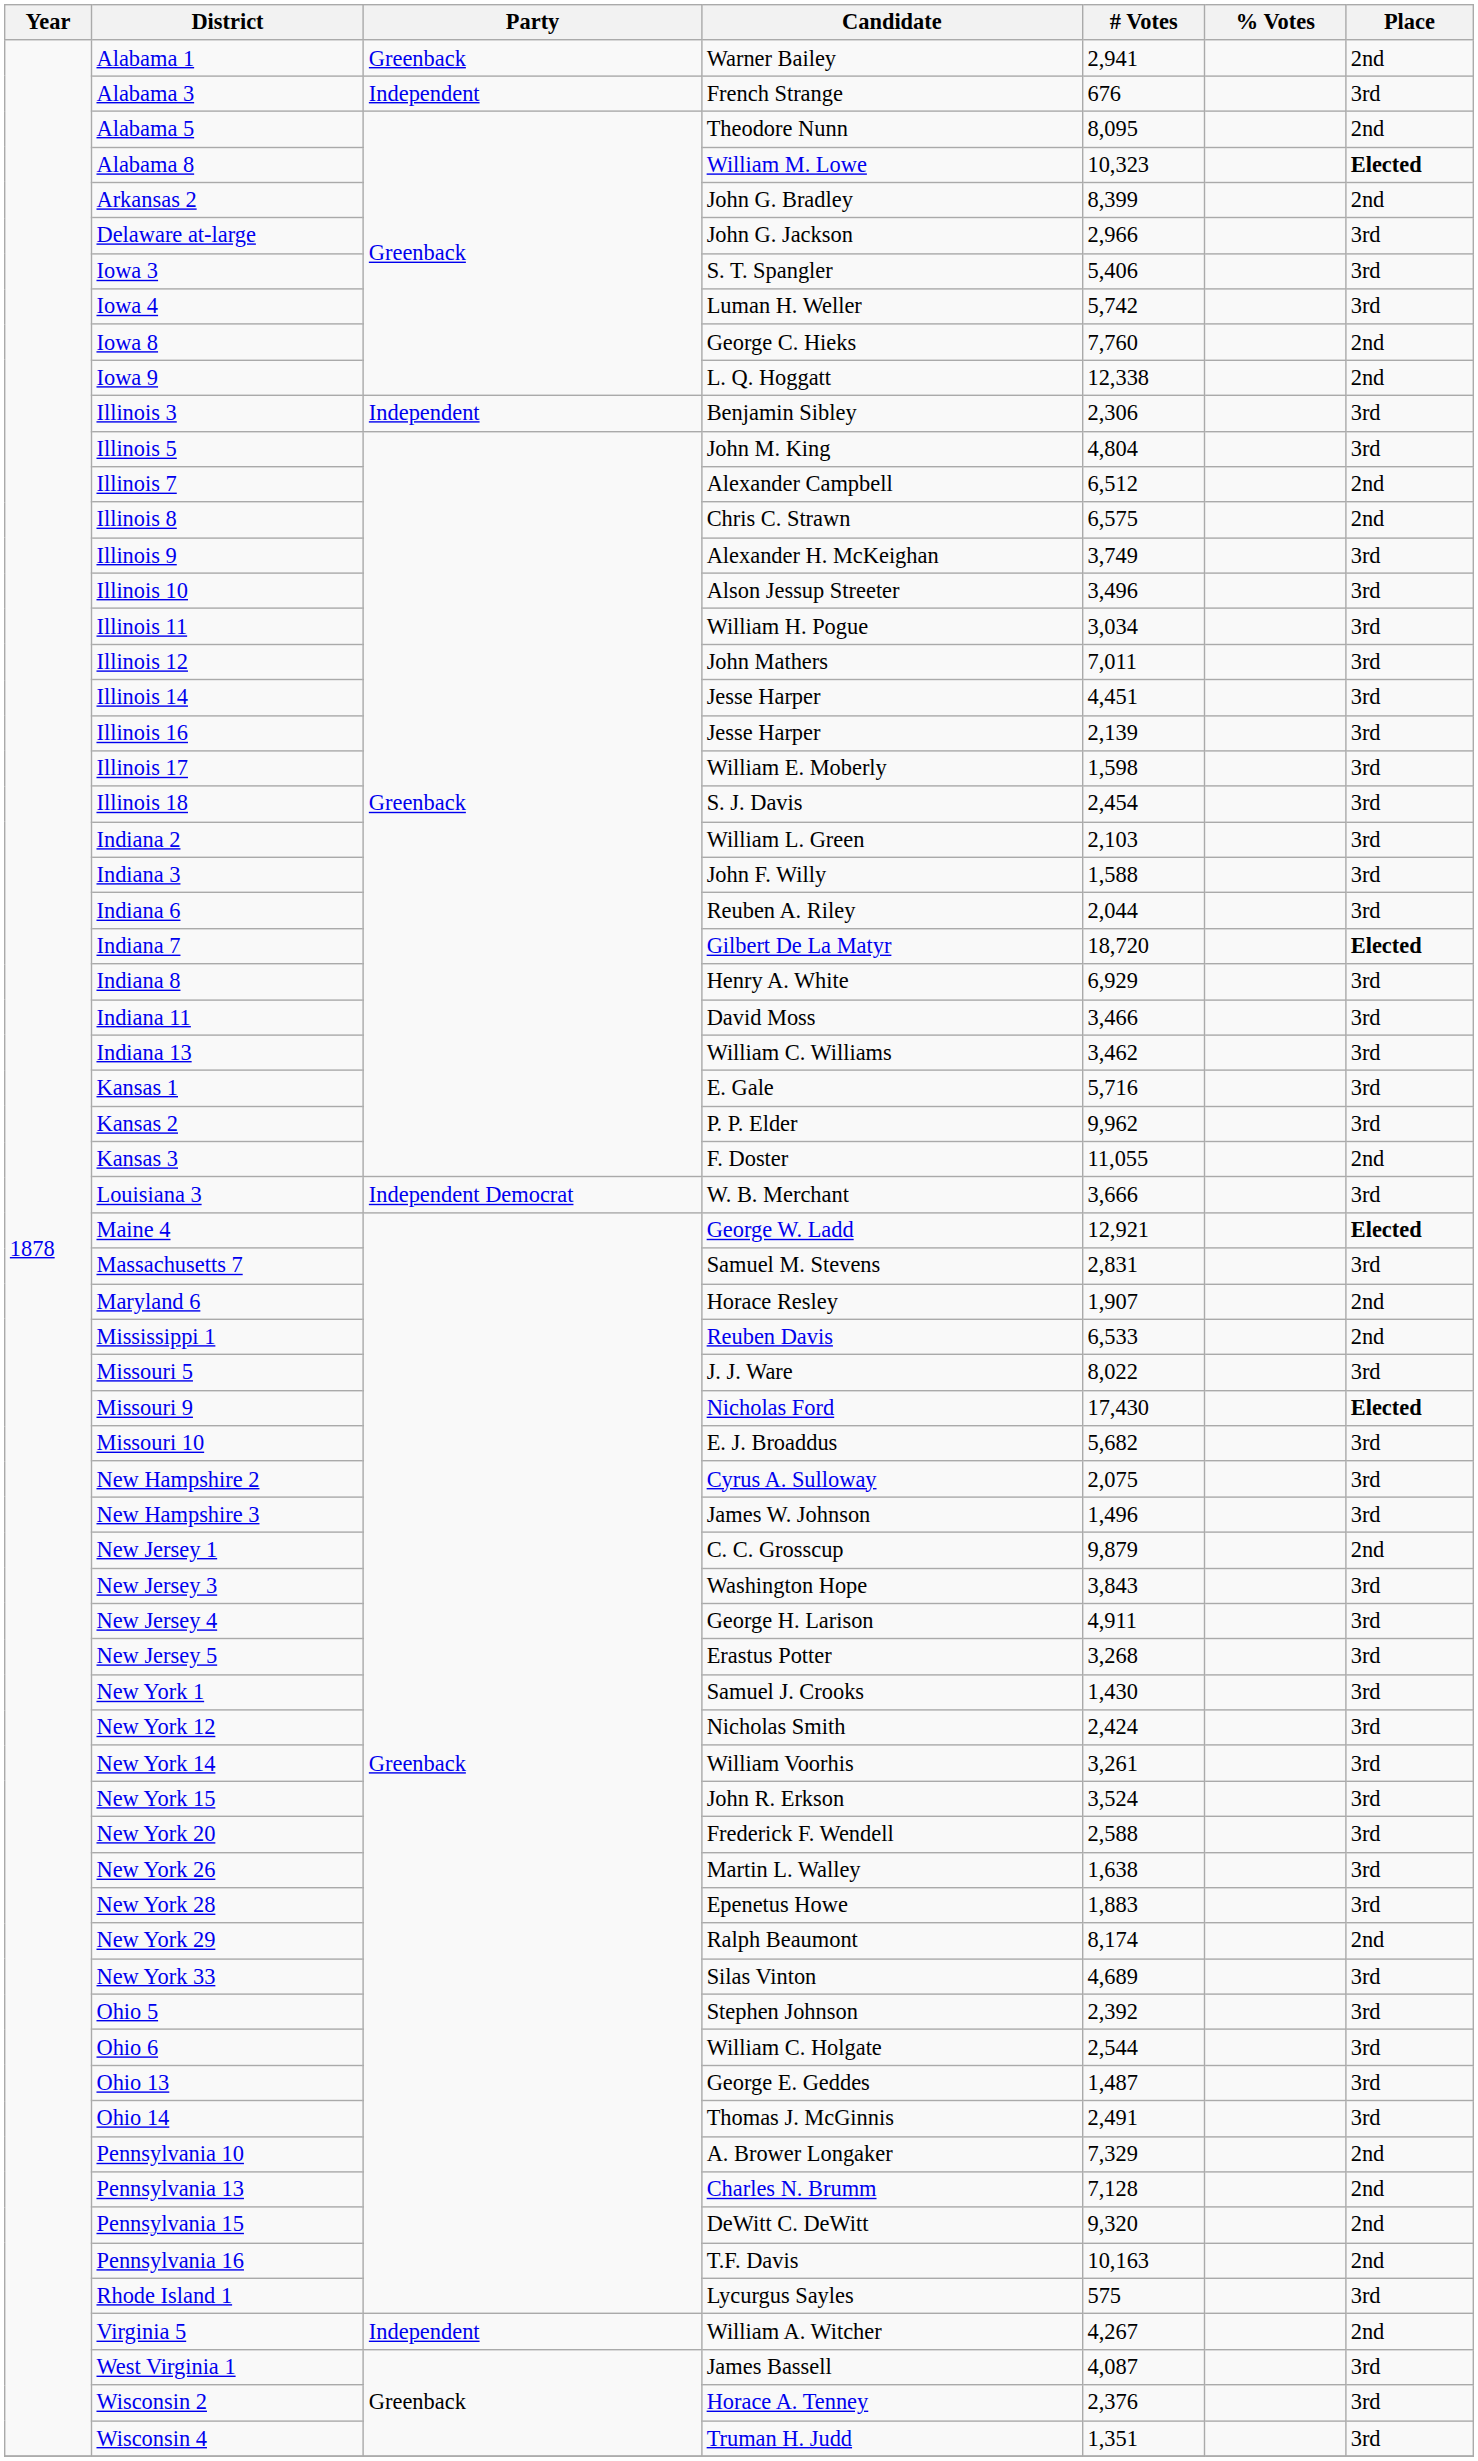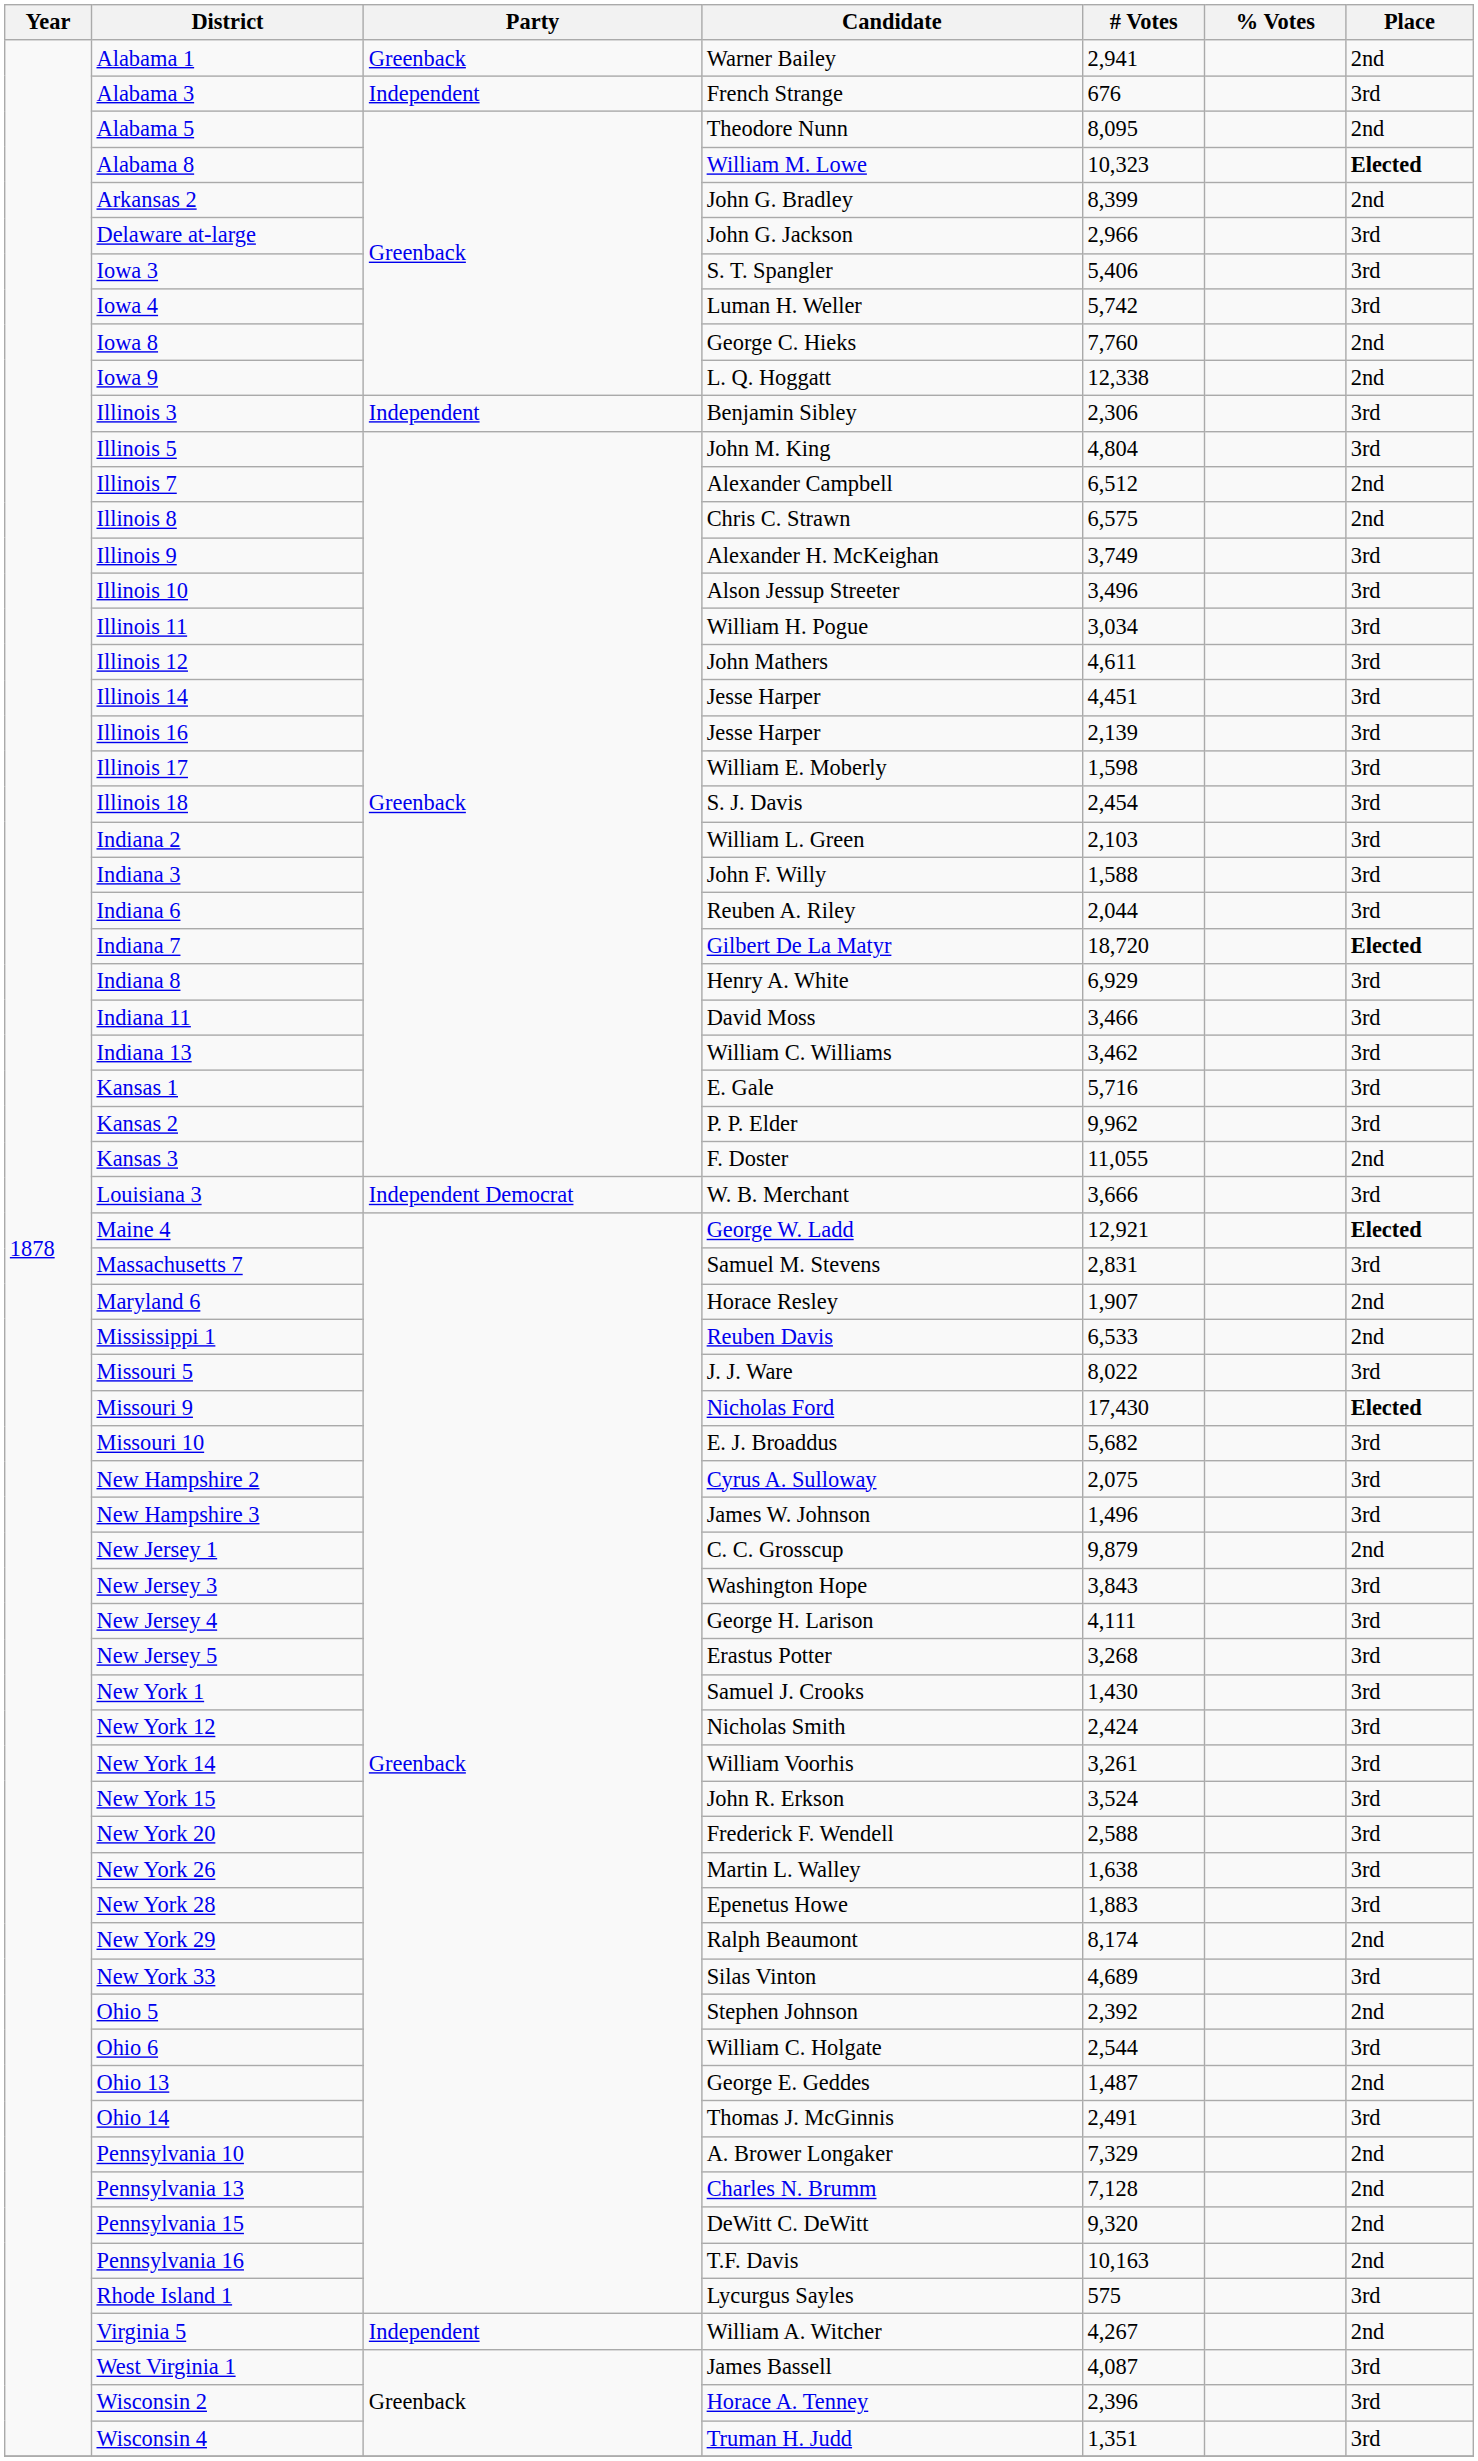(1112, 661) 7,011 -> (1112, 661) 4,611
(1112, 1620) 4,911 -> (1112, 1620) 4,111
(1366, 2011) 3rd -> (1368, 2011) 2nd
(1366, 2082) 3rd -> (1368, 2082) 2nd
(1113, 2402) 2,376 -> (1113, 2402) 2,396
